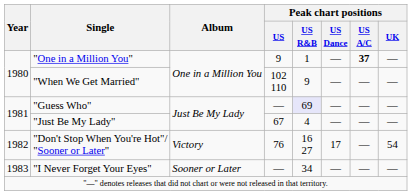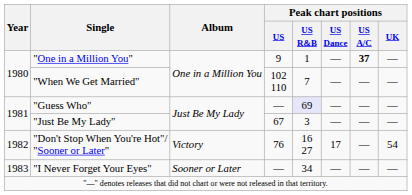(307, 82) 9 -> (307, 82) 7
(307, 122) 4 -> (307, 122) 3
